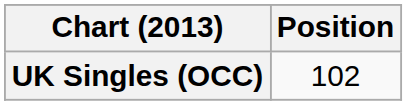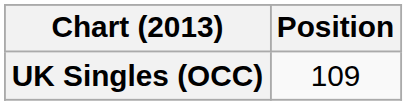(336, 75) 102 -> (336, 75) 109
